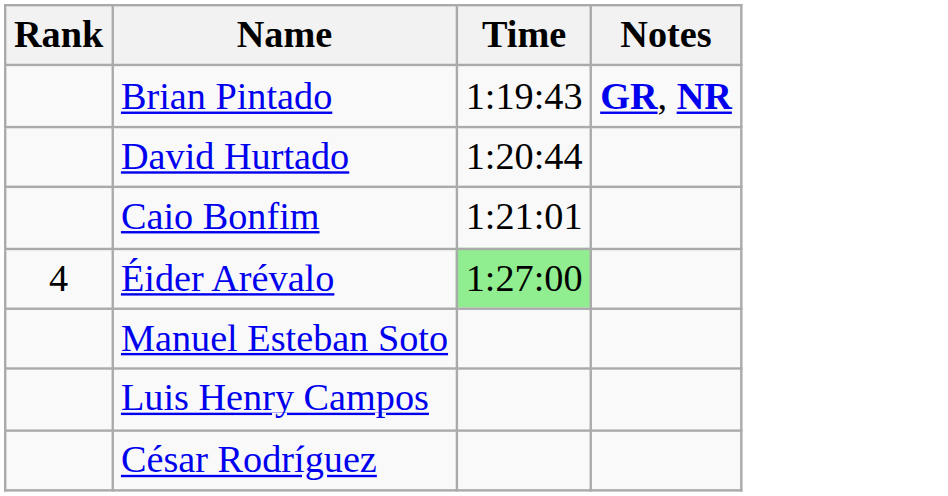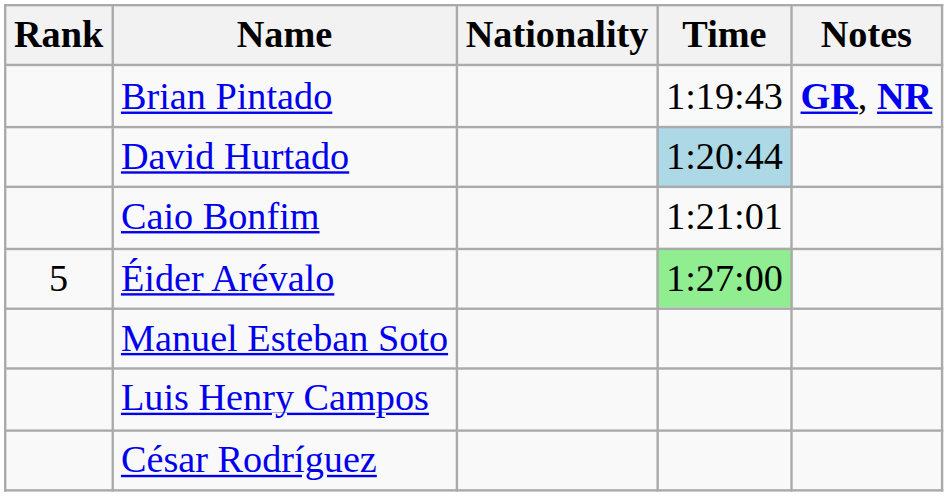+ column: (557, 34)
(524, 156) no background -> (724, 156) lightblue background
(59, 277) 4 -> (59, 277) 5
